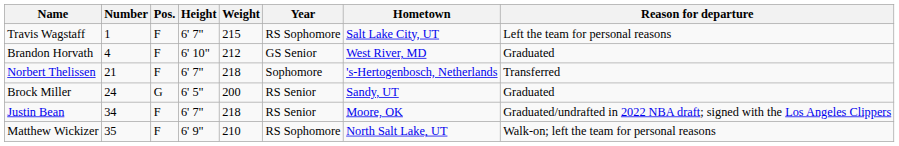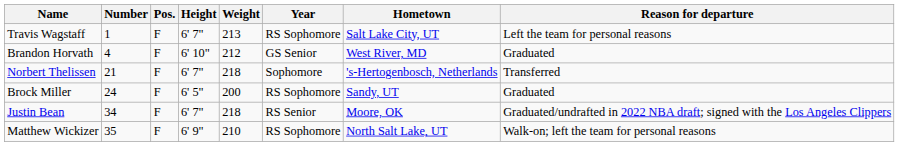(231, 33) 215 -> (231, 33) 213
(158, 92) G -> (157, 92) F
(291, 92) RS Senior -> (303, 92) RS Sophomore
